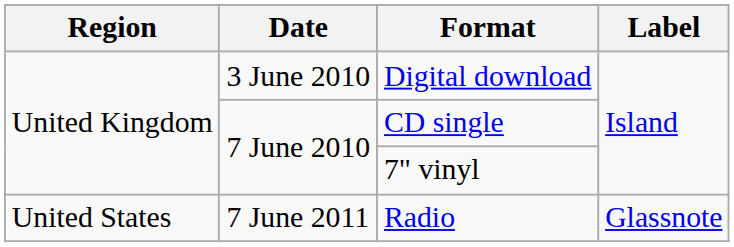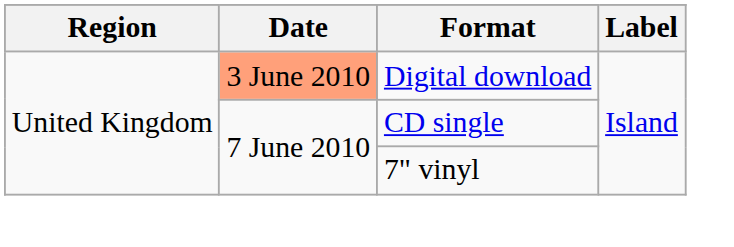(298, 75) no background -> (298, 75) lightsalmon background
- row: (419, 216)
